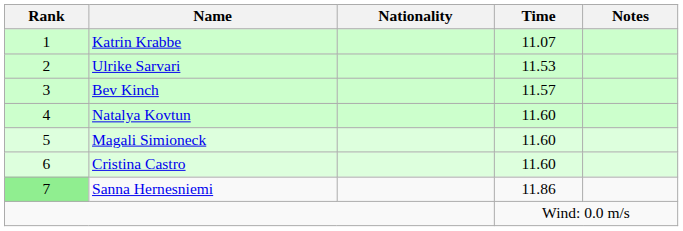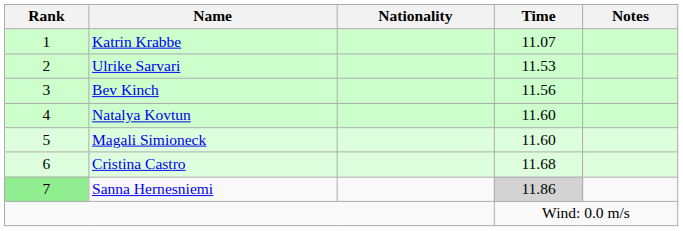(539, 90) 11.57 -> (539, 90) 11.56
(539, 164) 11.60 -> (539, 164) 11.68
(539, 189) no background -> (539, 189) lightgrey background
